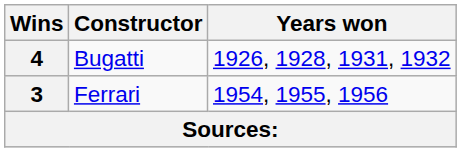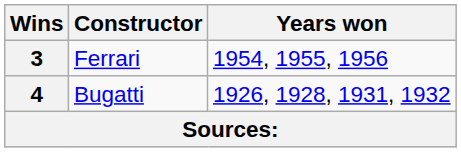rows swapped: (37, 58) <-> (37, 94)
